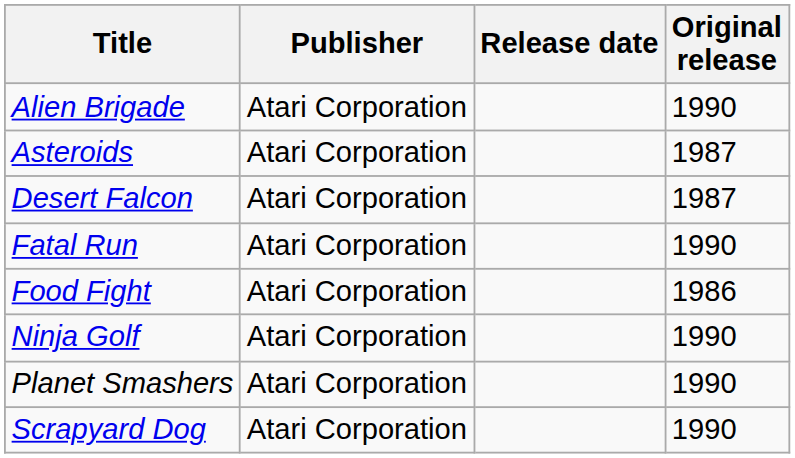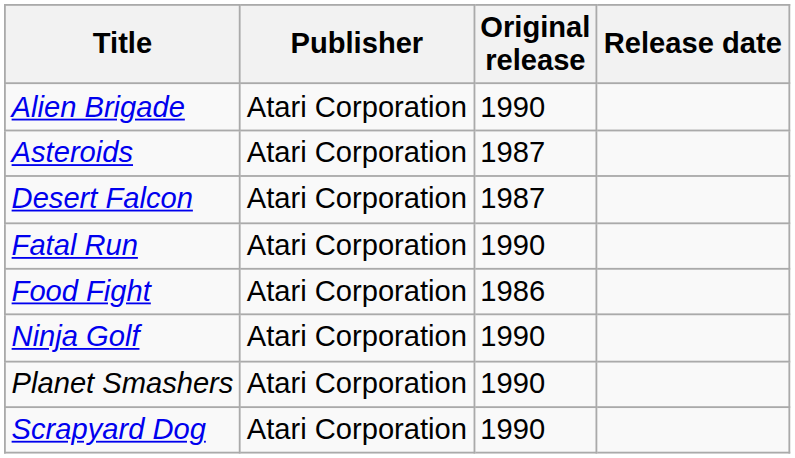columns swapped: (727, 43) <-> (569, 43)
